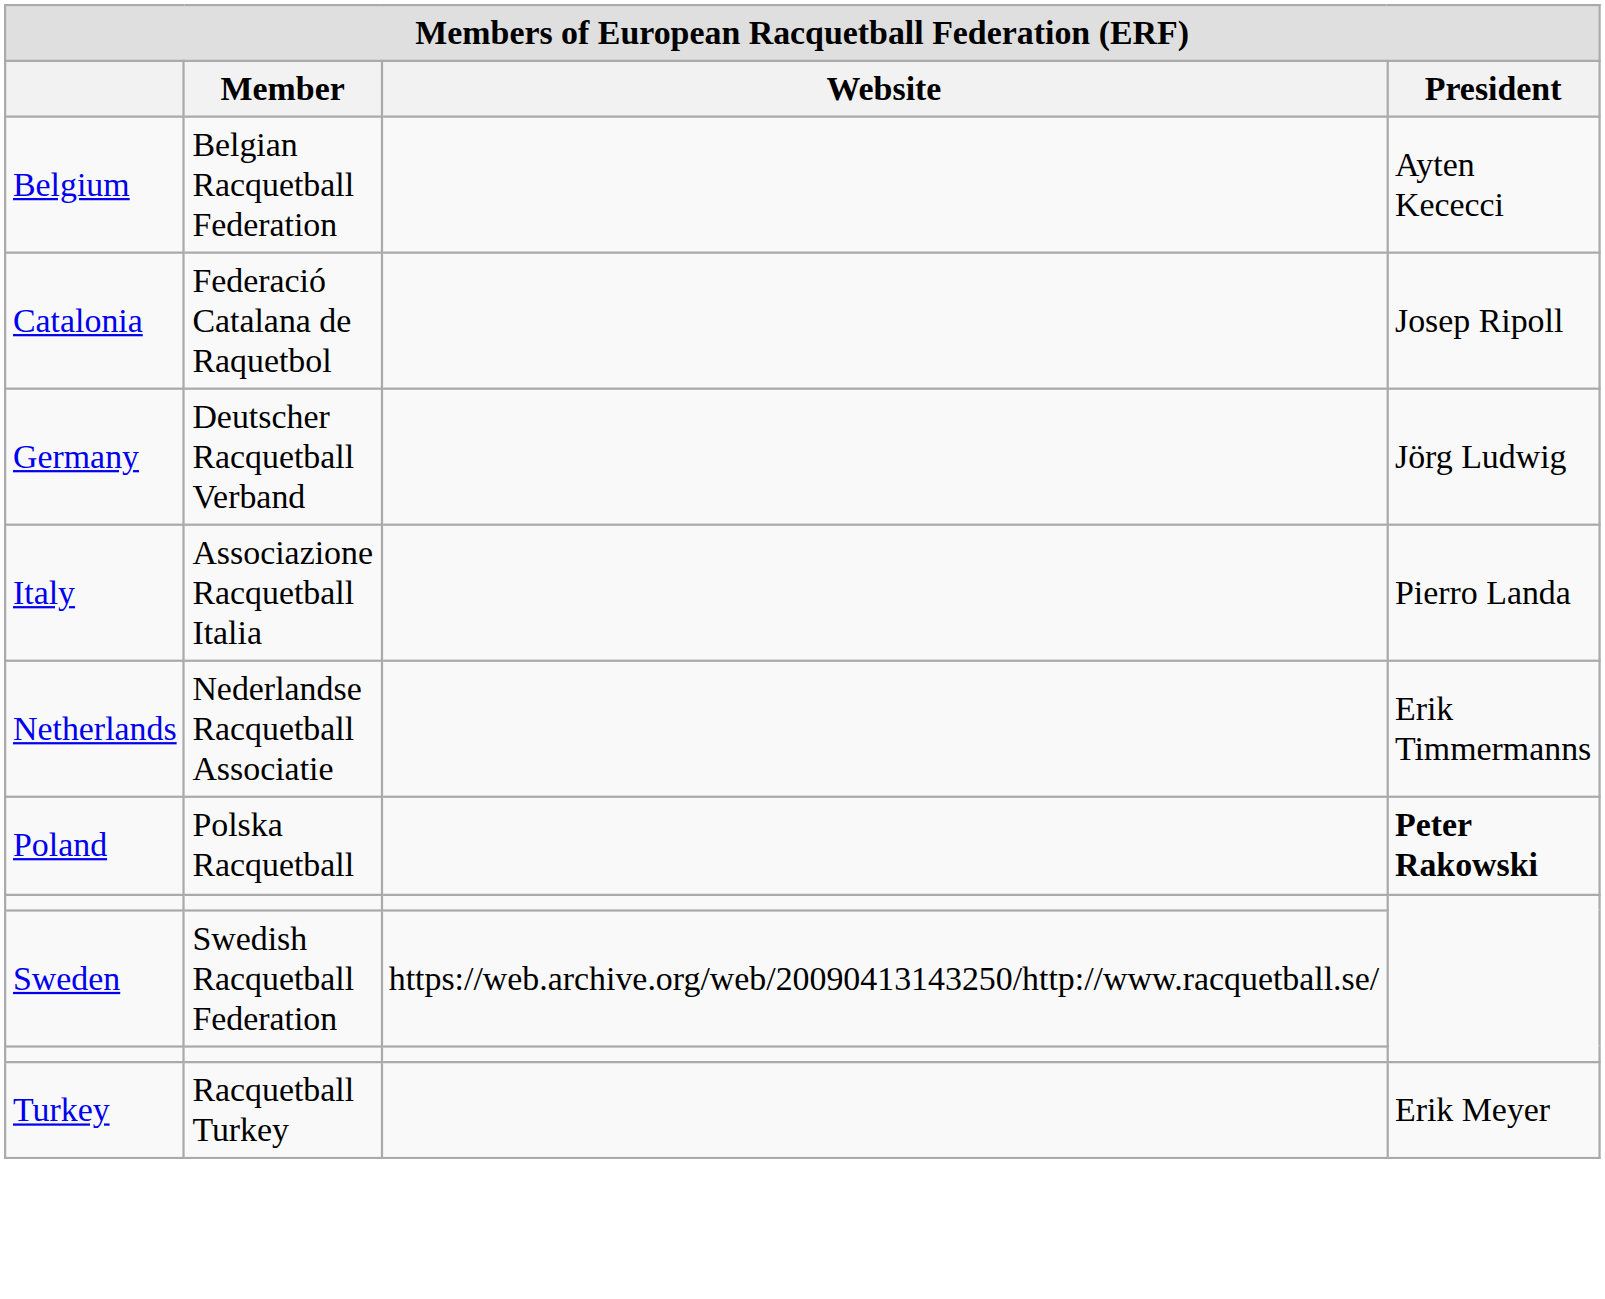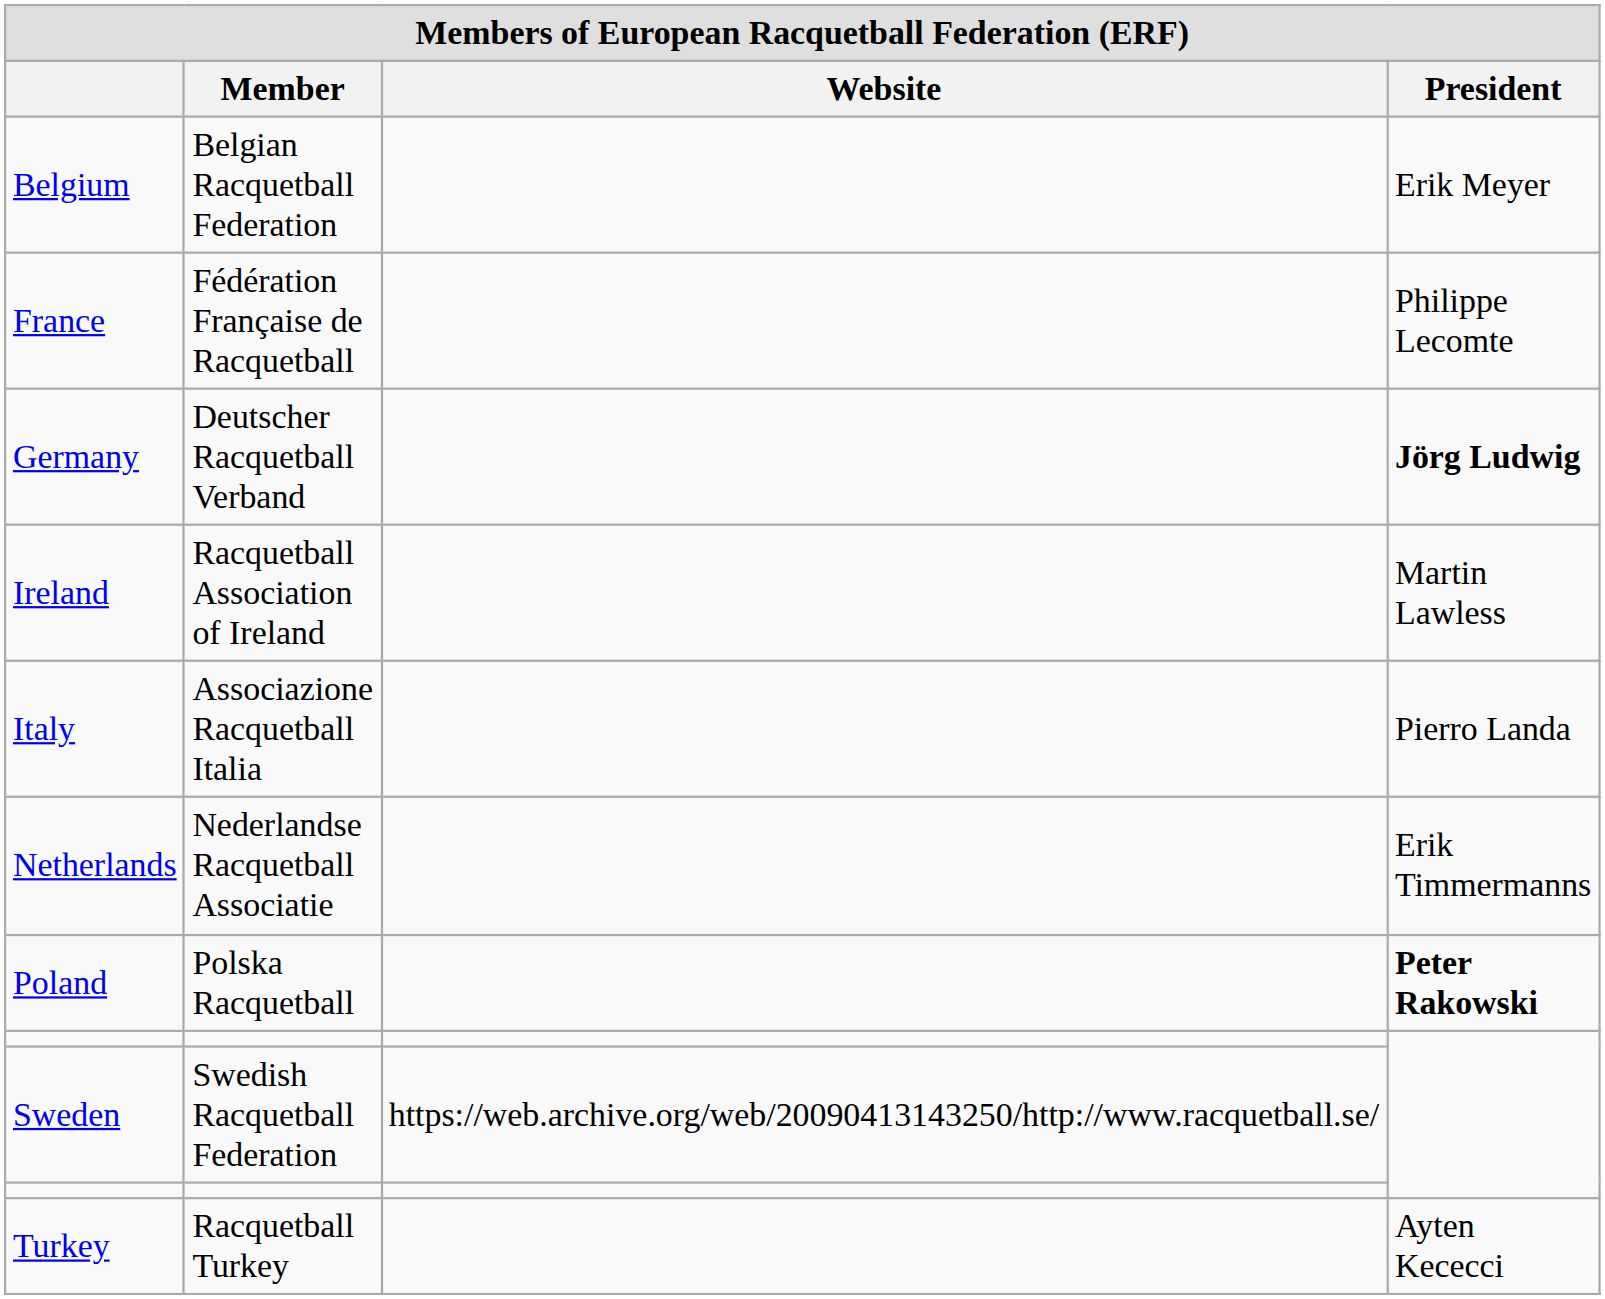(1449, 184) Ayten Kececci -> (1473, 184) Erik Meyer
- row: (78, 320)
+ row: (59, 320)
(1481, 456) normal -> (1488, 456) bold
+ row: (61, 593)
(1473, 1109) Erik Meyer -> (1449, 1245) Ayten Kececci
